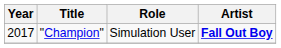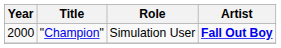(21, 33) 2017 -> (21, 33) 2000
